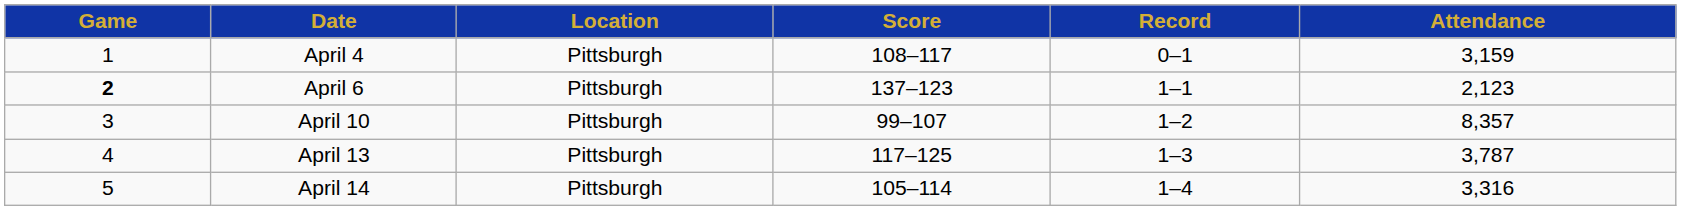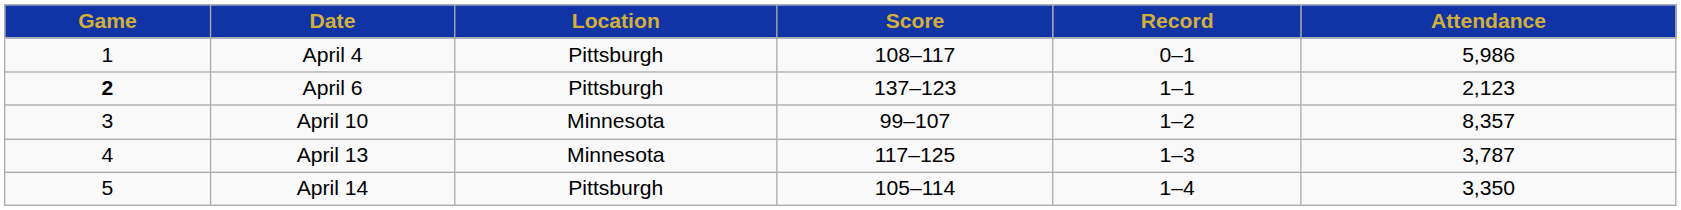(1488, 54) 3,159 -> (1489, 54) 5,986
(615, 121) Pittsburgh -> (616, 121) Minnesota
(615, 155) Pittsburgh -> (616, 155) Minnesota
(1488, 188) 3,316 -> (1489, 188) 3,350
